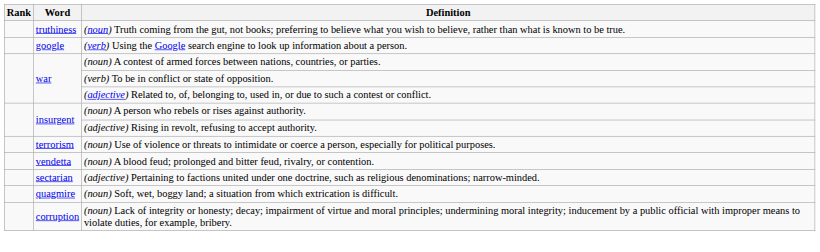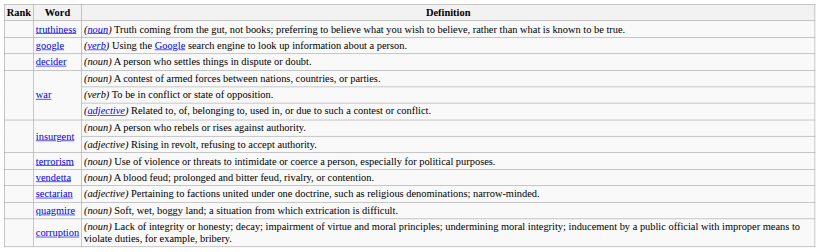+ row: (198, 62)
